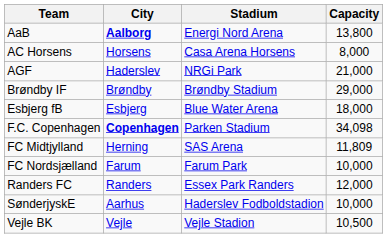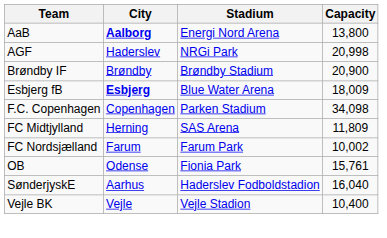- row: (39, 52)
(354, 71) 21,000 -> (350, 52) 20,998
(354, 90) 29,000 -> (350, 71) 20,900
(126, 109) normal -> (128, 90) bold
(354, 109) 18,000 -> (350, 90) 18,009
(142, 128) bold -> (140, 109) normal
(354, 166) 10,000 -> (350, 147) 10,002
+ row: (16, 166)
- row: (39, 185)
(354, 204) 10,000 -> (350, 185) 16,040
(354, 223) 10,500 -> (350, 204) 10,400
